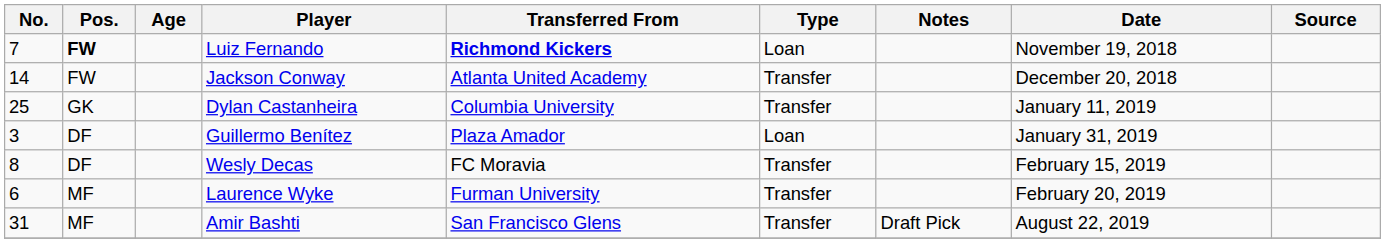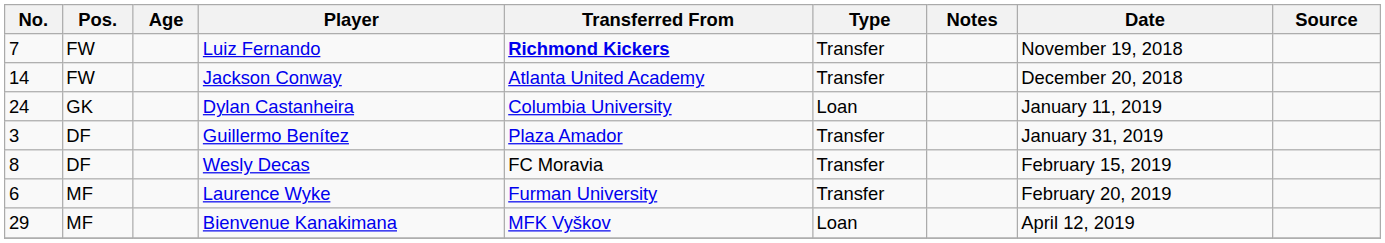(82, 48) bold -> (81, 48) normal
(784, 48) Loan -> (850, 48) Transfer
(19, 107) 25 -> (19, 107) 24
(798, 107) Transfer -> (837, 107) Loan
(784, 136) Loan -> (850, 136) Transfer
+ row: (300, 223)
- row: (253, 223)
